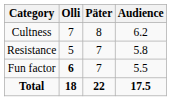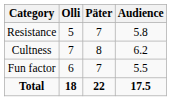rows swapped: (32, 50) <-> (32, 31)
(71, 68) bold -> (71, 68) normal
